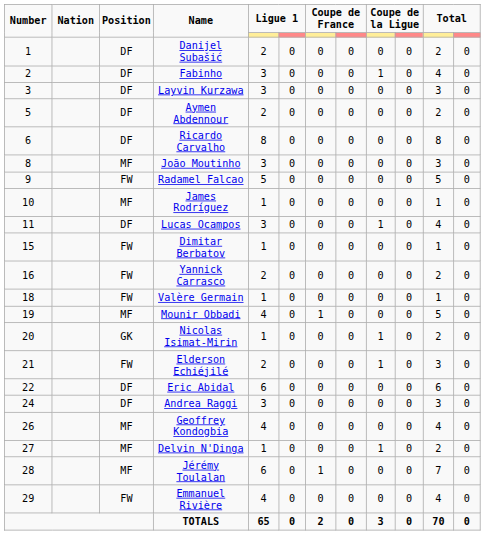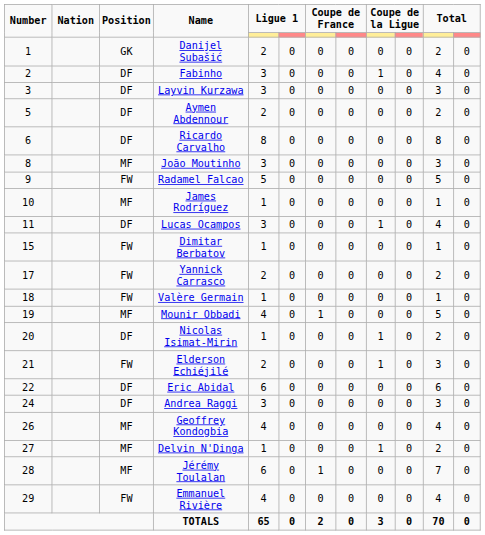(126, 52) DF -> (126, 52) GK
(28, 275) 16 -> (28, 275) 17
(126, 337) GK -> (126, 337) DF
